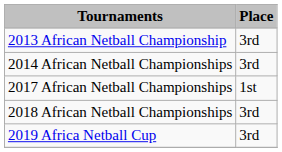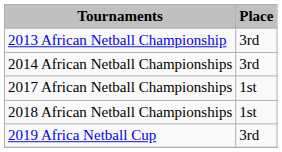(249, 111) 3rd -> (248, 111) 1st
